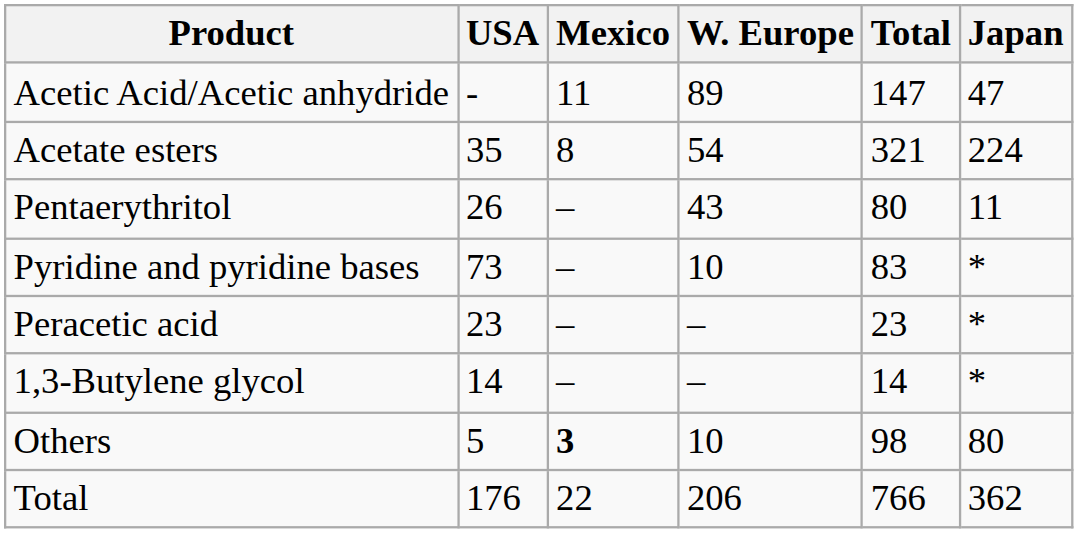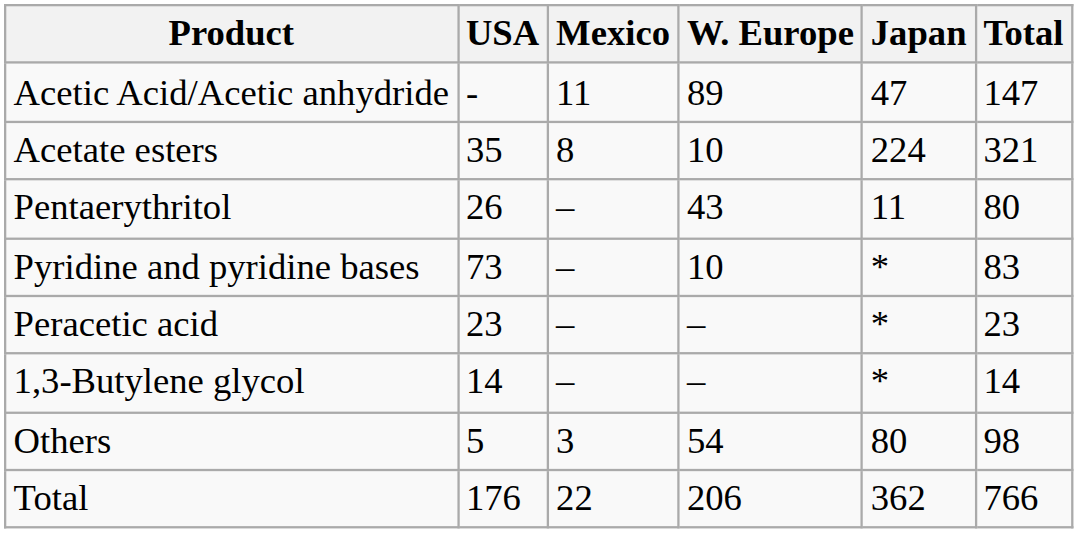columns swapped: (1016, 33) <-> (911, 33)
(705, 149) 54 -> (705, 149) 10
(565, 440) bold -> (565, 440) normal
(705, 440) 10 -> (705, 440) 54
